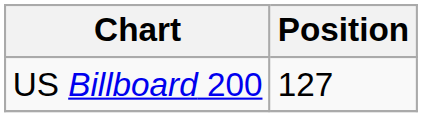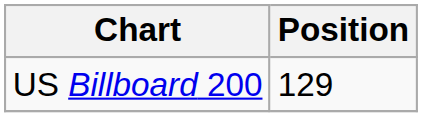(306, 83) 127 -> (306, 83) 129
